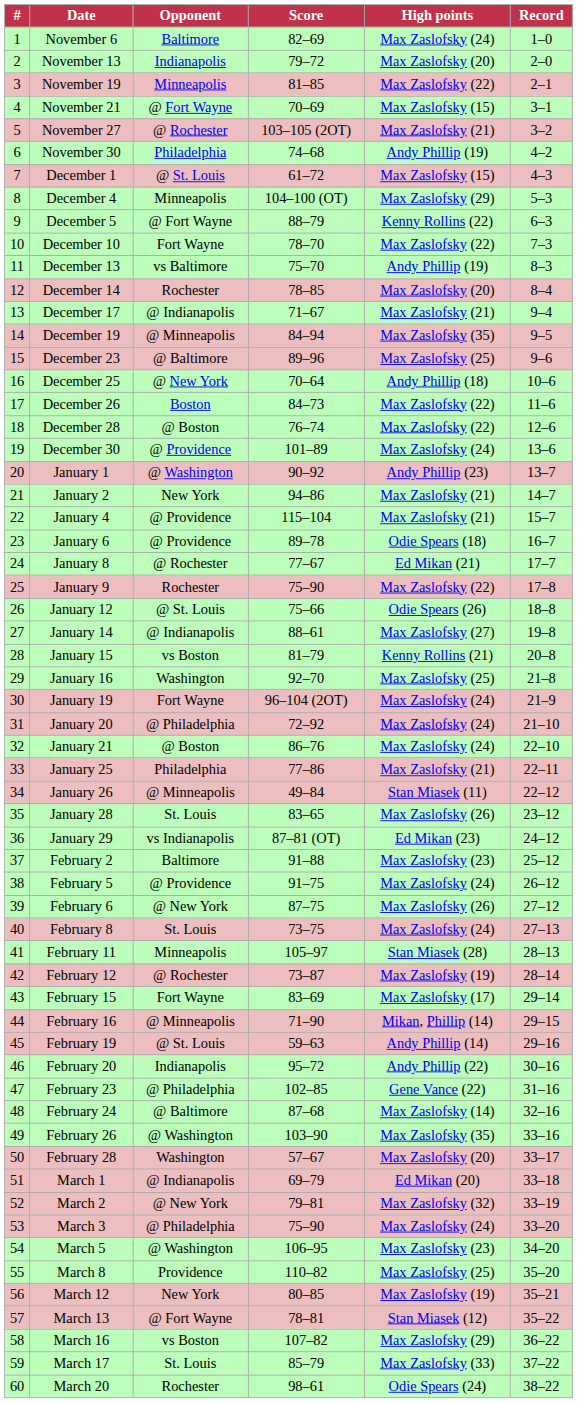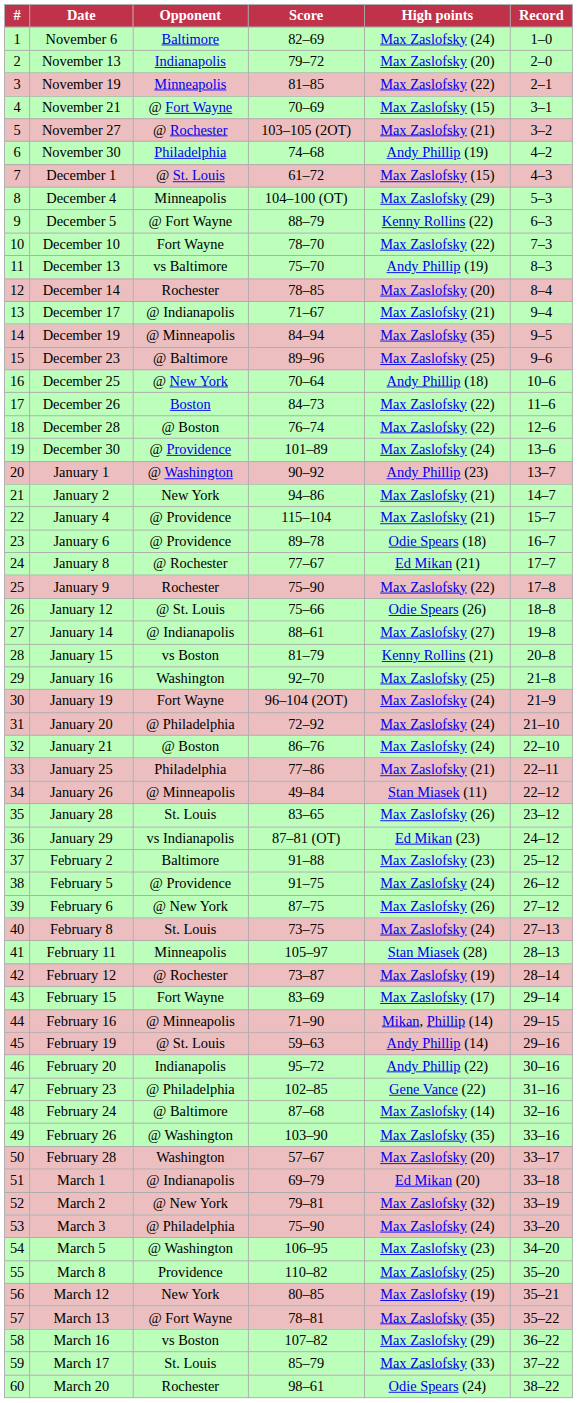(437, 1317) Stan Miasek (12) -> (437, 1317) Max Zaslofsky (35)
